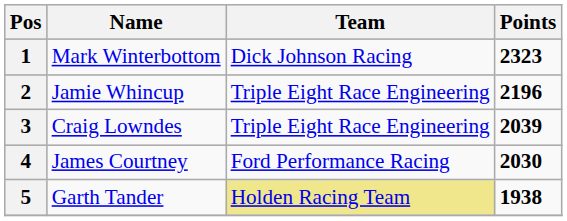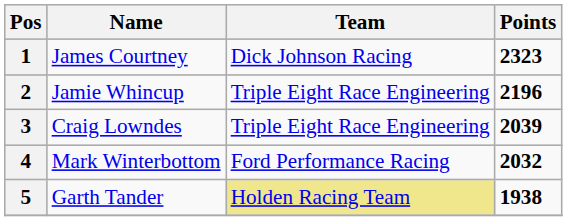(136, 56) Mark Winterbottom -> (120, 56) James Courtney
(120, 161) James Courtney -> (136, 161) Mark Winterbottom
(521, 161) 2030 -> (521, 161) 2032
